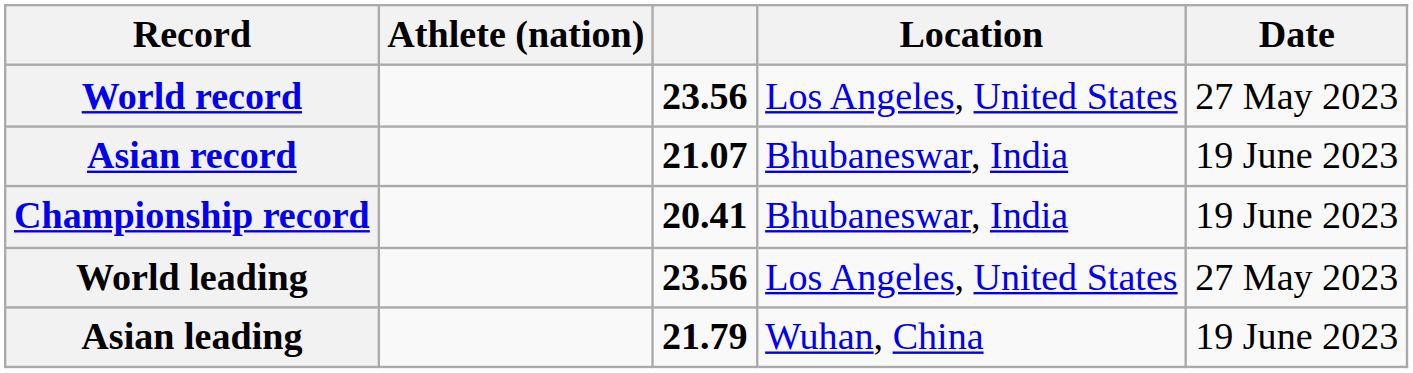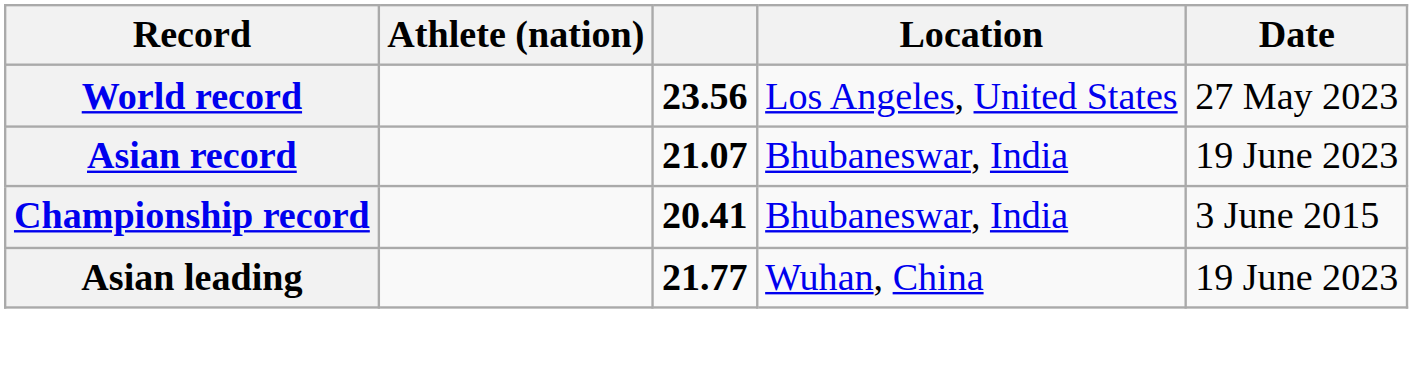(1297, 215) 19 June 2023 -> (1287, 215) 3 June 2015
- row: (192, 276)
(705, 336) 21.79 -> (705, 276) 21.77
